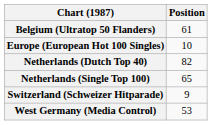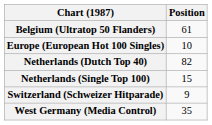(187, 78) 65 -> (187, 78) 15
(187, 111) 53 -> (187, 111) 35
